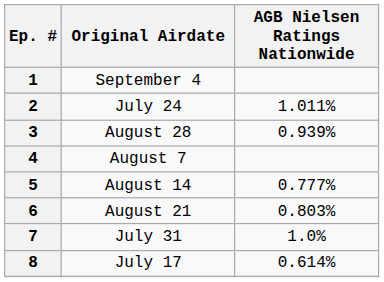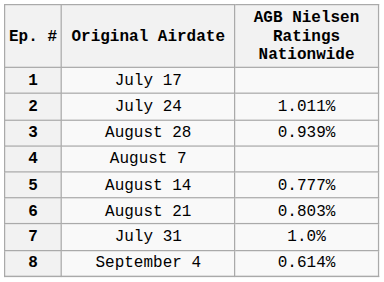(148, 81) September 4 -> (148, 81) July 17
(148, 263) July 17 -> (148, 263) September 4
